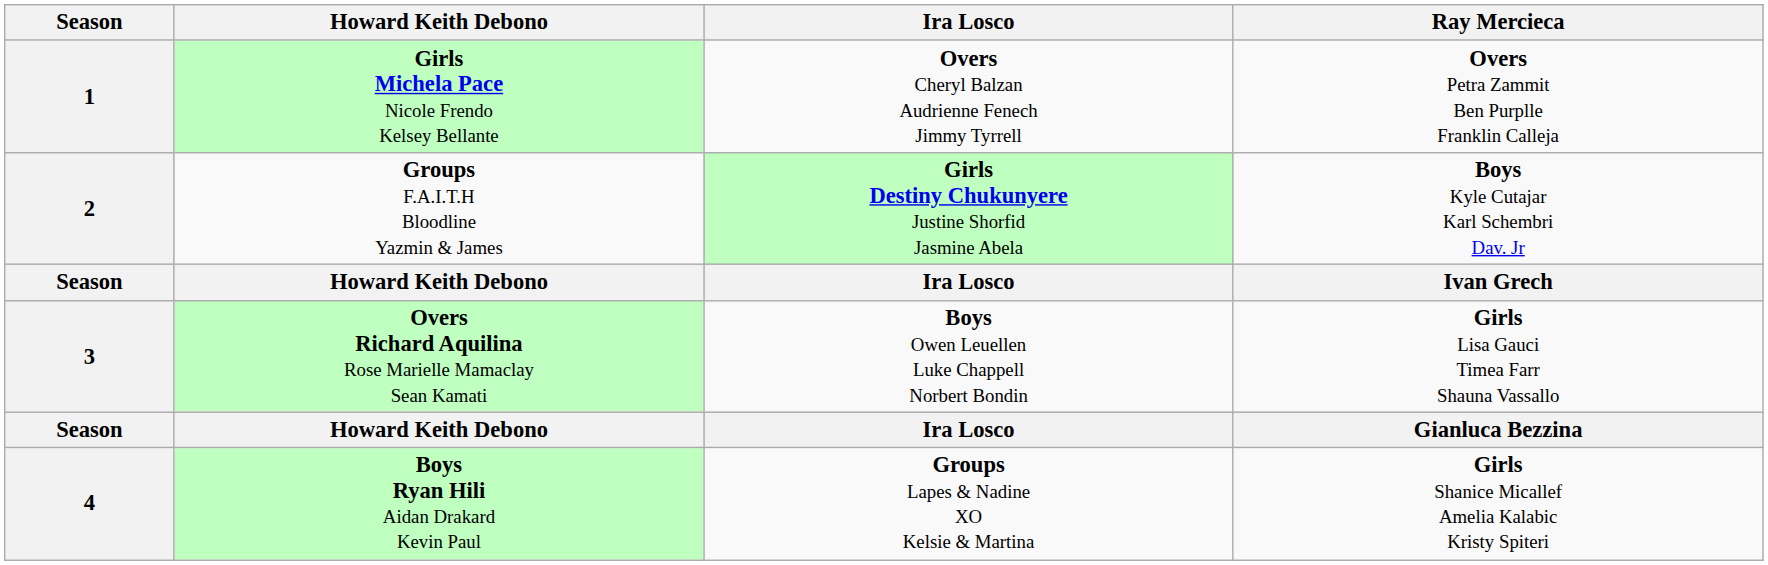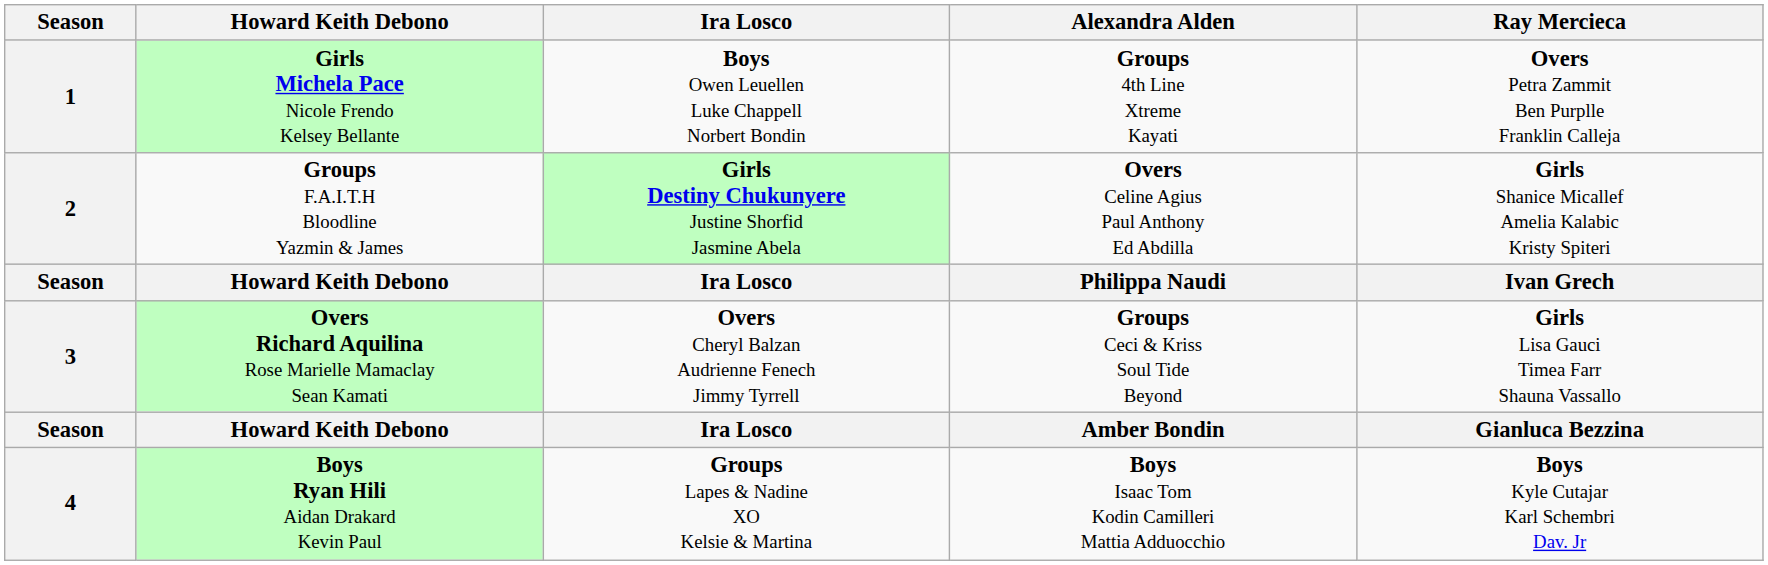+ column: (1153, 22)
(969, 96) Overs Cheryl Balzan Audrienne Fenech Jimmy Tyrrell -> (746, 96) Boys Owen Leuellen Luke Chappell Norbert Bondin
(1498, 208) Boys Kyle Cutajar Karl Schembri Dav. Jr -> (1560, 208) Girls Shanice Micallef Amelia Kalabic Kristy Spiteri
(969, 355) Boys Owen Leuellen Luke Chappell Norbert Bondin -> (746, 355) Overs Cheryl Balzan Audrienne Fenech Jimmy Tyrrell
(1498, 503) Girls Shanice Micallef Amelia Kalabic Kristy Spiteri -> (1560, 503) Boys Kyle Cutajar Karl Schembri Dav. Jr
